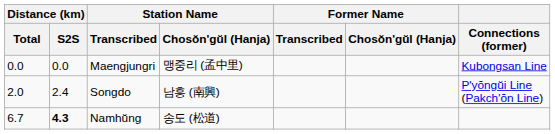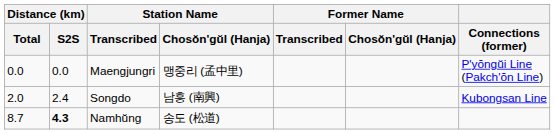(504, 66) Kubongsan Line -> (502, 71) P'yŏngŭi Line (Pakch'ŏn Line)
(502, 92) P'yŏngŭi Line (Pakch'ŏn Line) -> (504, 98) Kubongsan Line
(15, 119) 6.7 -> (15, 119) 8.7
